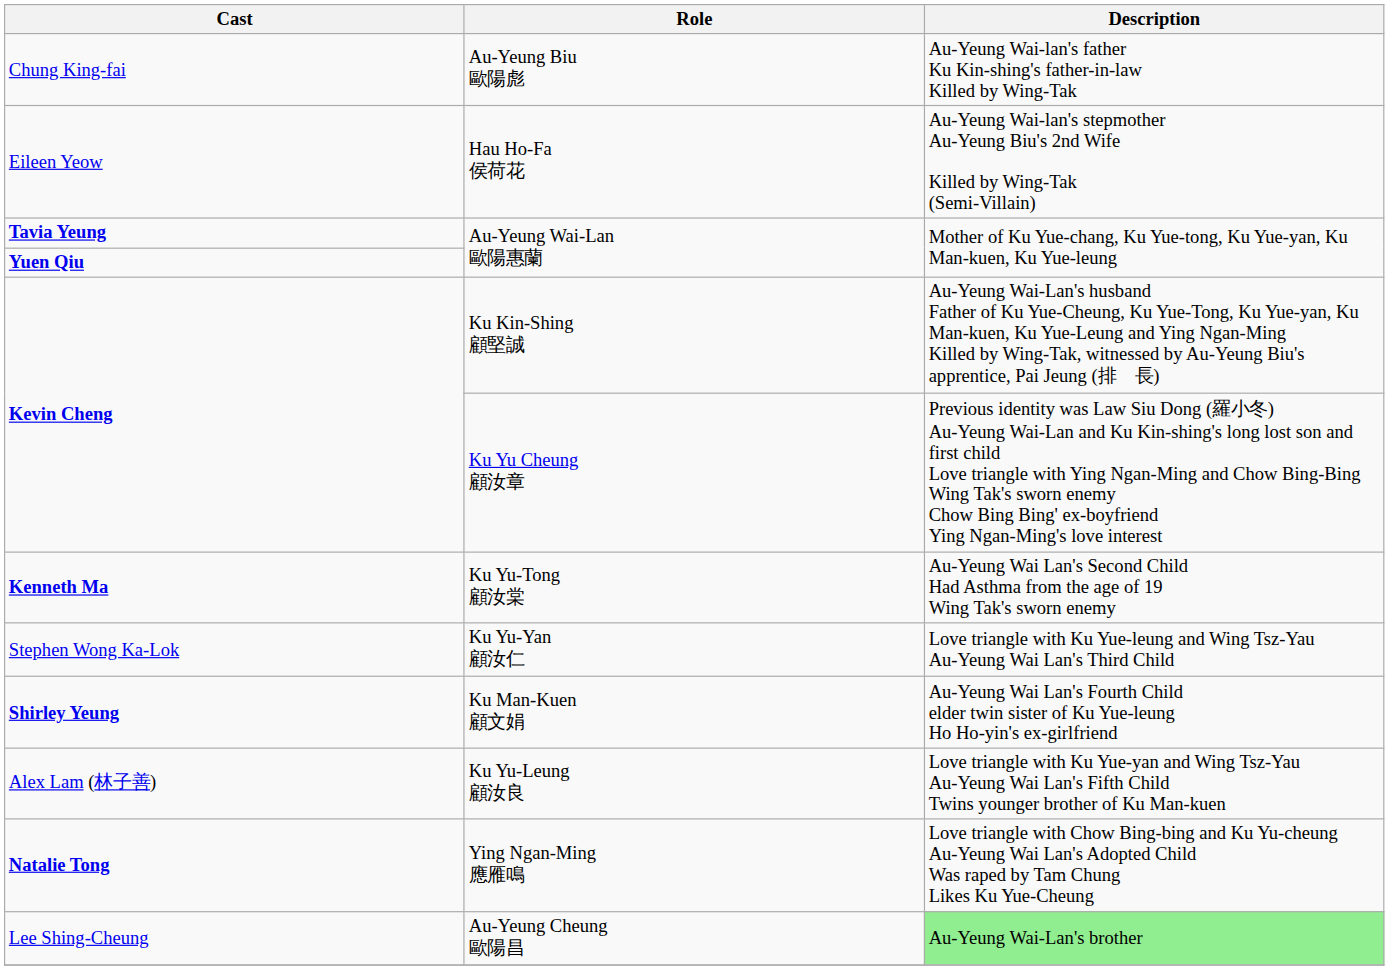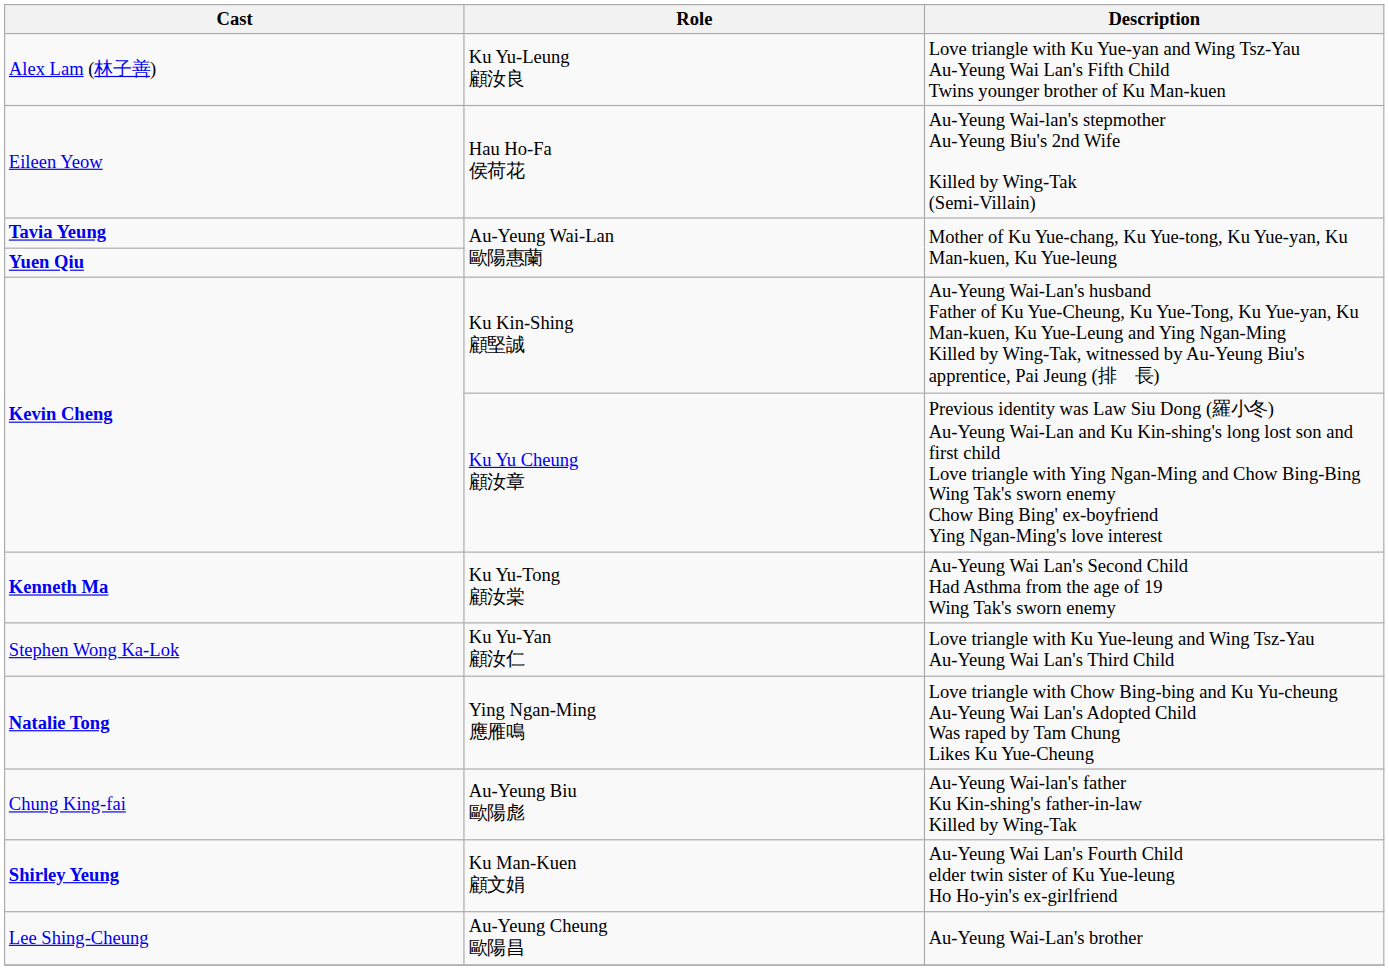rows swapped: (67, 69) <-> (83, 782)
rows swapped: (64, 712) <-> (59, 865)
(1036, 937) lightgreen background -> (1036, 937) no background
